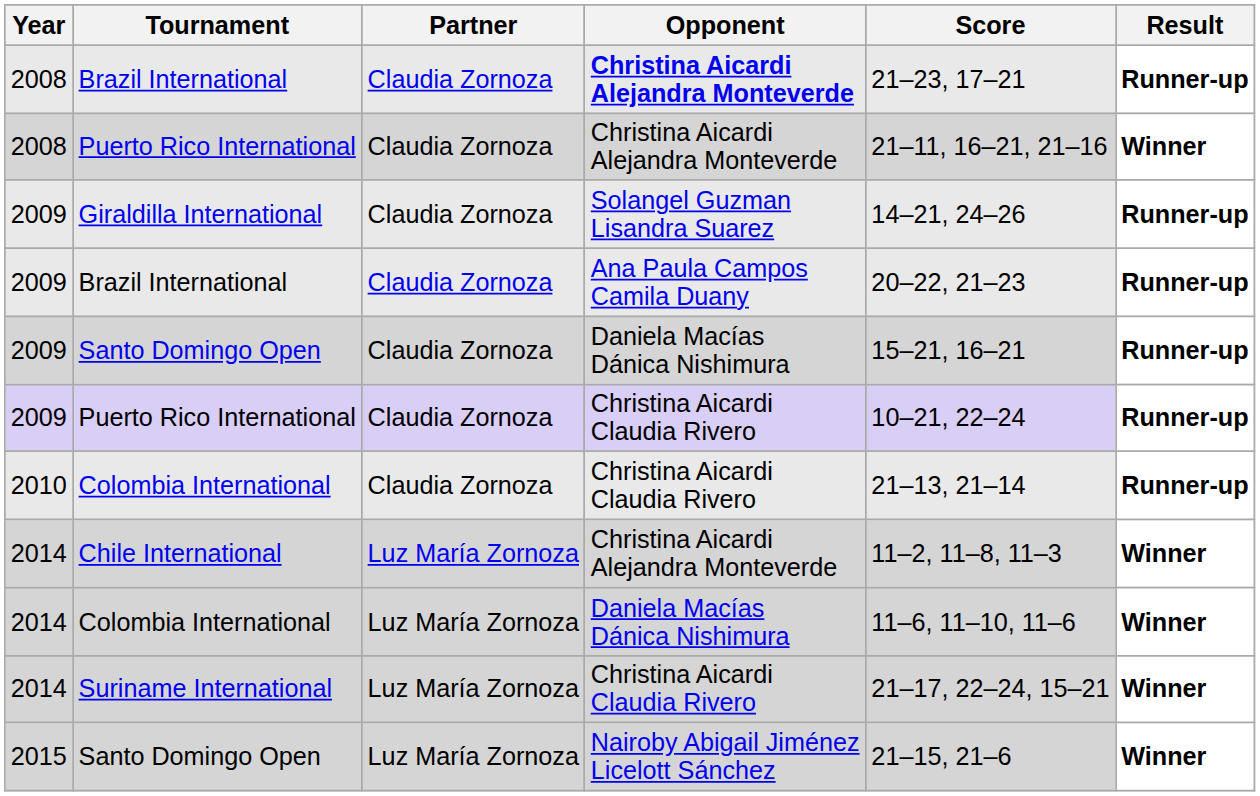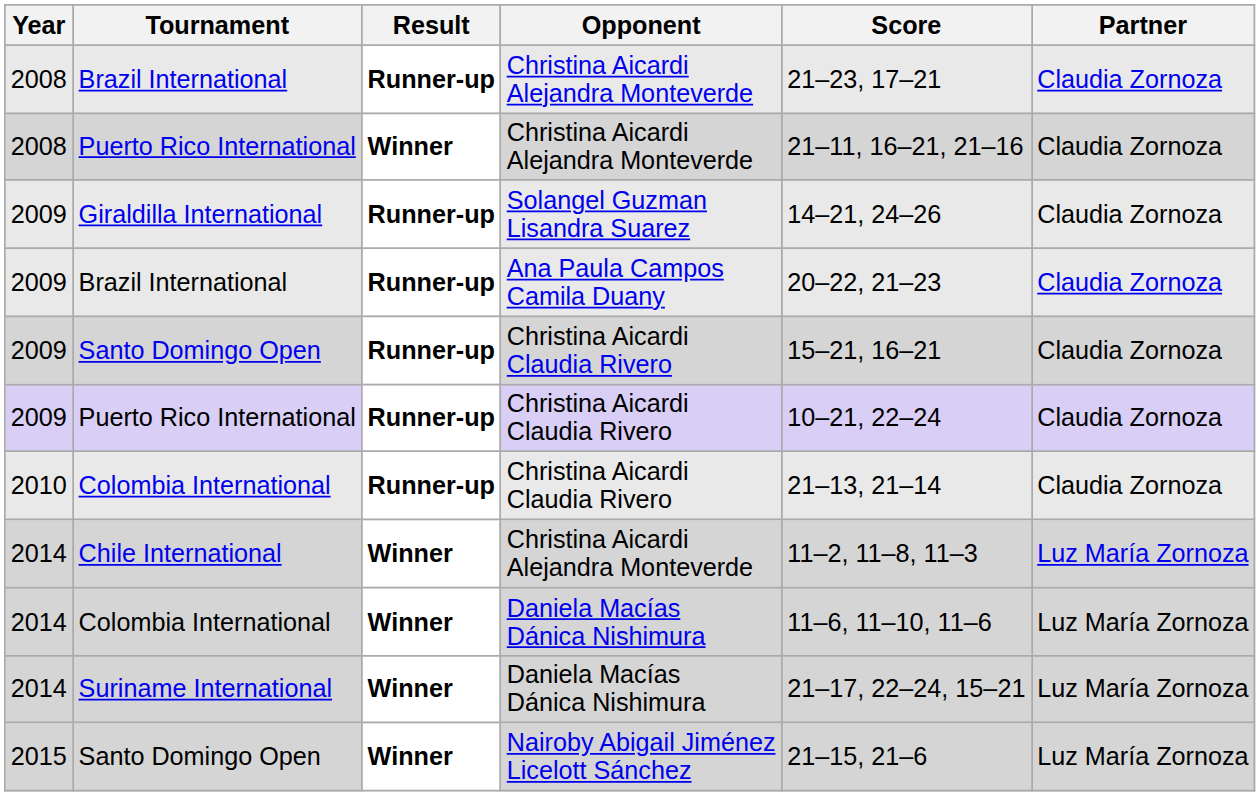columns swapped: (473, 25) <-> (1185, 25)
(722, 79) bold -> (630, 79) normal
(690, 350) Daniela Macías Dánica Nishimura -> (598, 350) Christina Aicardi Claudia Rivero
(682, 689) Christina Aicardi Claudia Rivero -> (606, 689) Daniela Macías Dánica Nishimura
